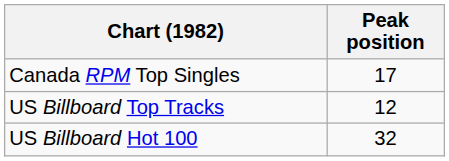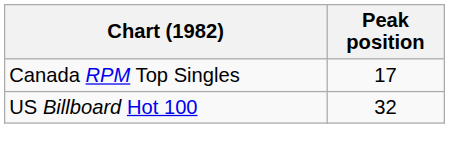- row: (117, 107)
